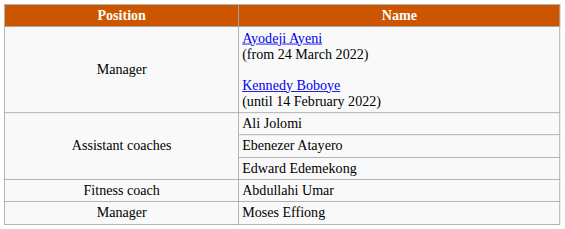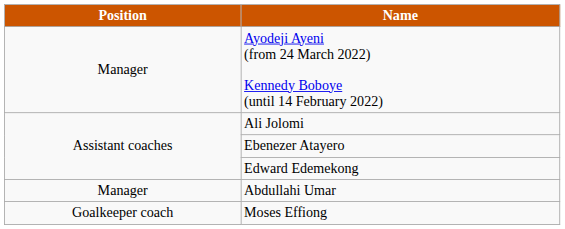(122, 190) Fitness coach -> (123, 190) Manager
(122, 213) Manager -> (123, 213) Goalkeeper coach
